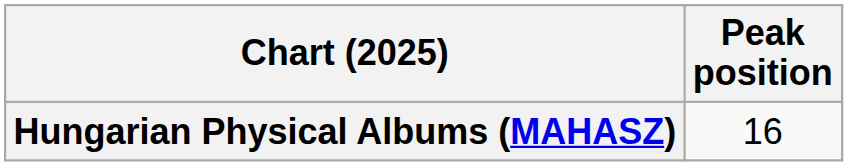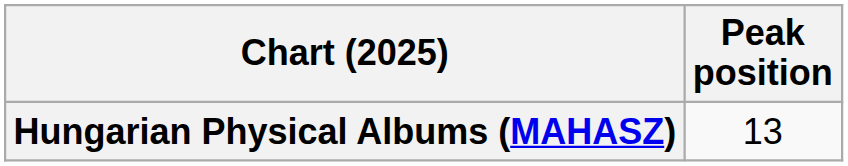(763, 130) 16 -> (763, 130) 13
